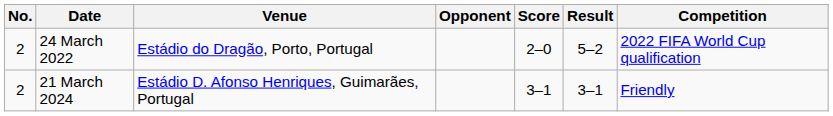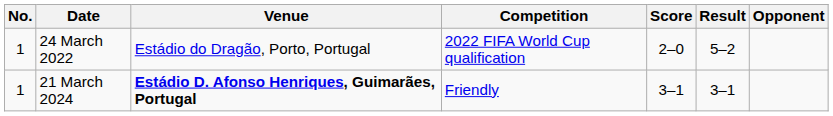columns swapped: (475, 16) <-> (723, 16)
(20, 49) 2 -> (20, 49) 1
(20, 90) 2 -> (20, 90) 1
(278, 90) normal -> (285, 90) bold
